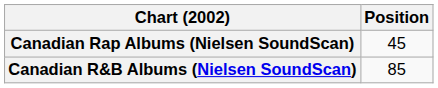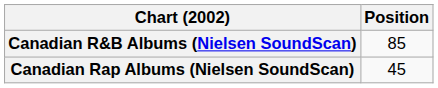rows swapped: (182, 69) <-> (182, 43)
